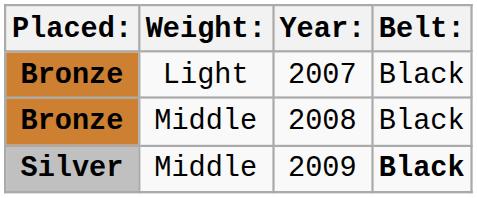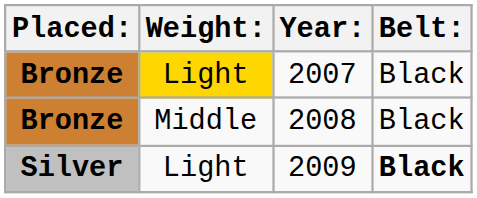(206, 75) no background -> (206, 75) gold background
(206, 168) Middle -> (206, 168) Light
